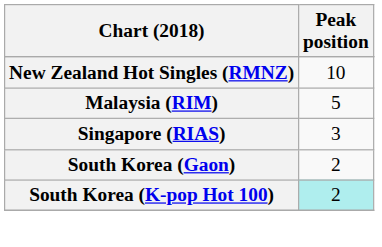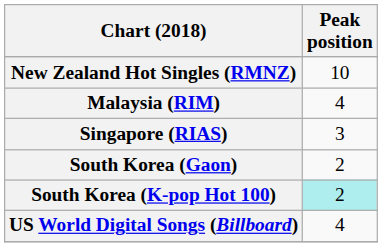(336, 103) 5 -> (340, 103) 4
+ row: (154, 225)
